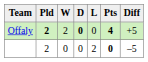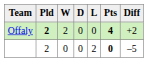(80, 31) bold -> (80, 31) normal
(132, 31) +5 -> (132, 31) +2
